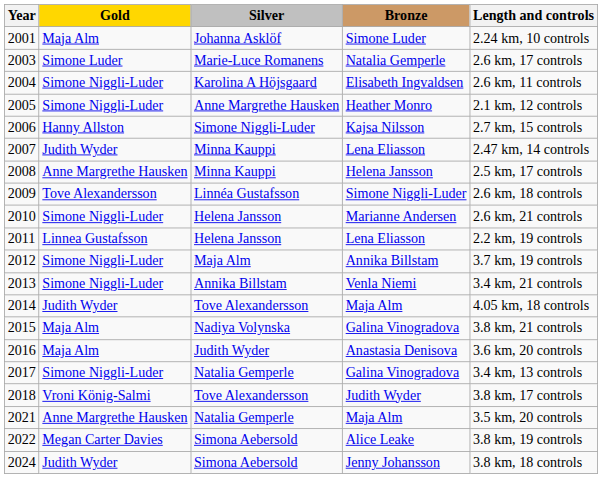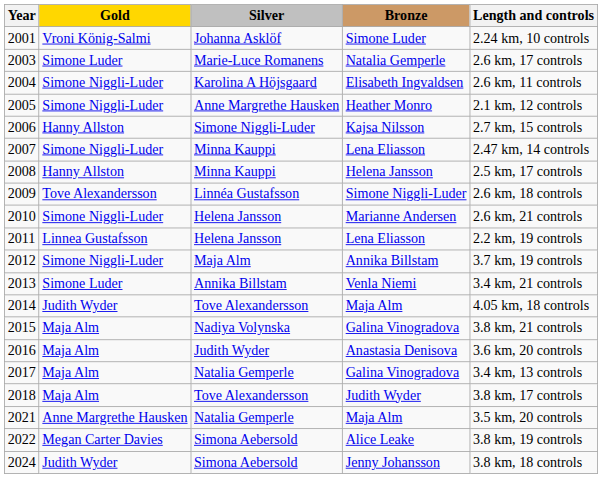(71, 37) Maja Alm -> (96, 37) Vroni König-Salmi
(80, 149) Judith Wyder -> (103, 149) Simone Niggli-Luder
(115, 171) Anne Margrethe Hausken -> (83, 171) Hanny Allston
(103, 283) Simone Niggli-Luder -> (82, 283) Simone Luder
(103, 372) Simone Niggli-Luder -> (71, 372) Maja Alm
(96, 395) Vroni König-Salmi -> (71, 395) Maja Alm
